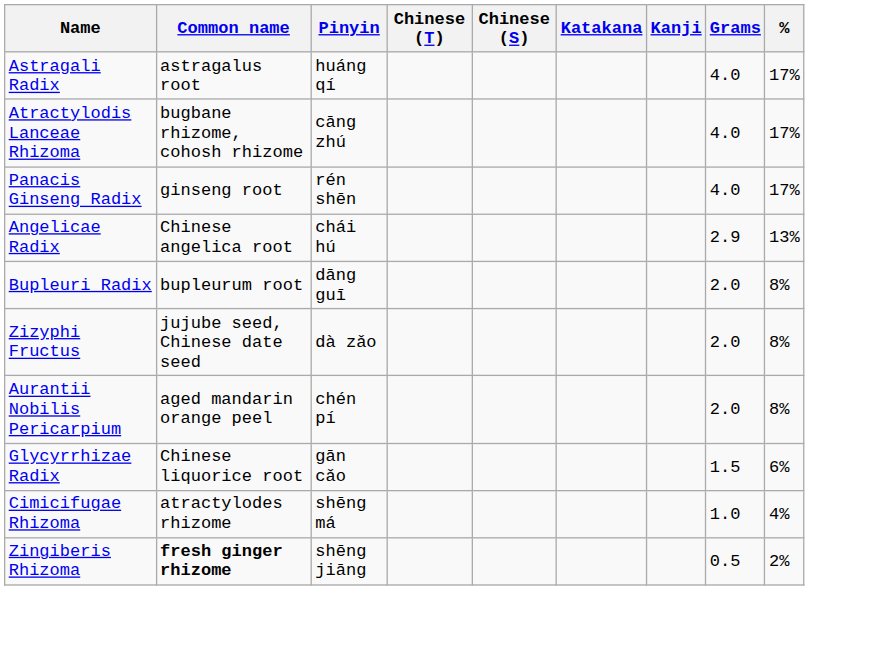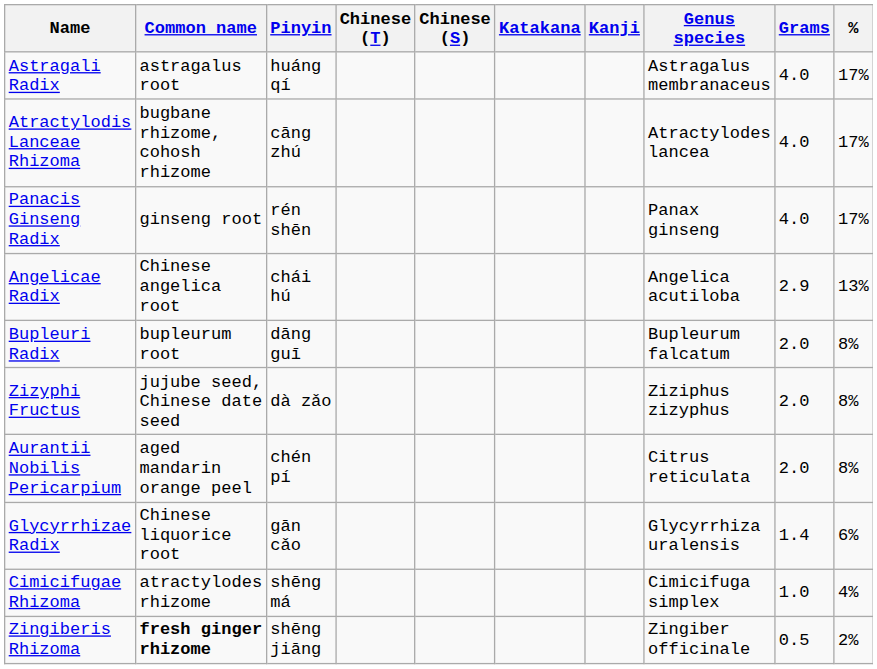+ column: (709, 28)
(725, 467) 1.5 -> (794, 535) 1.4
